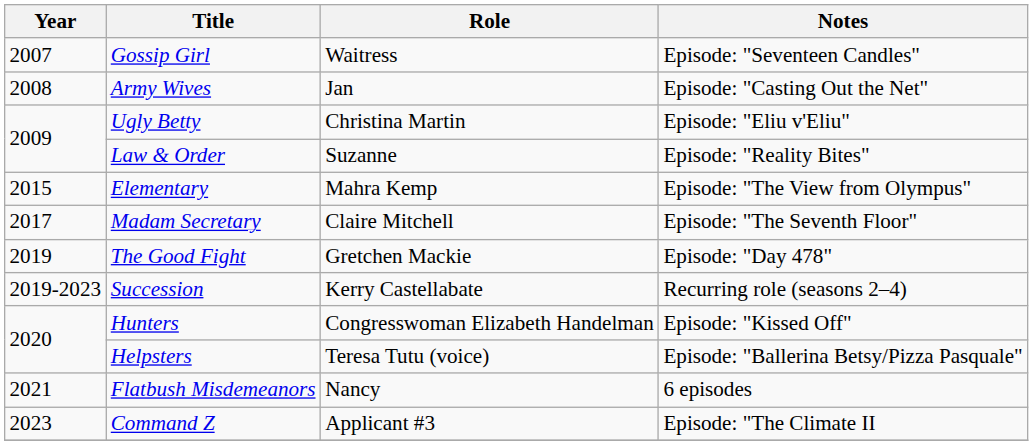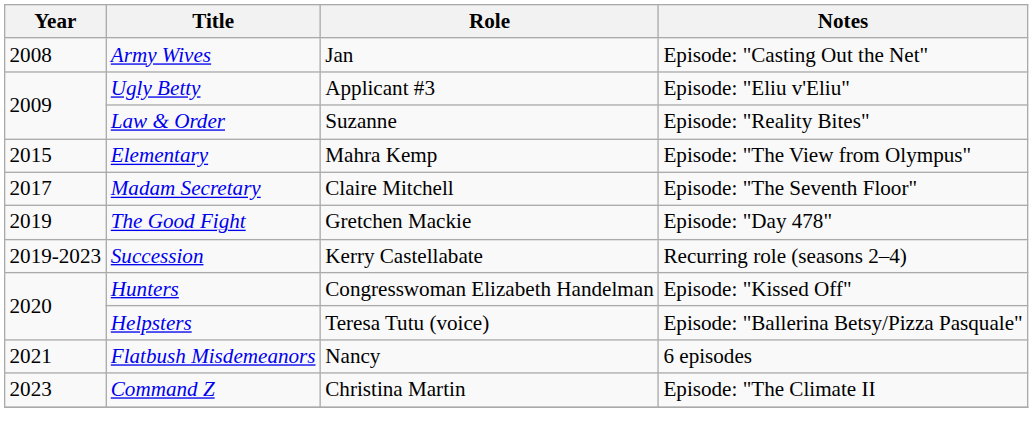- row: (160, 54)
(395, 121) Christina Martin -> (380, 88) Applicant #3
(380, 423) Applicant #3 -> (395, 389) Christina Martin
